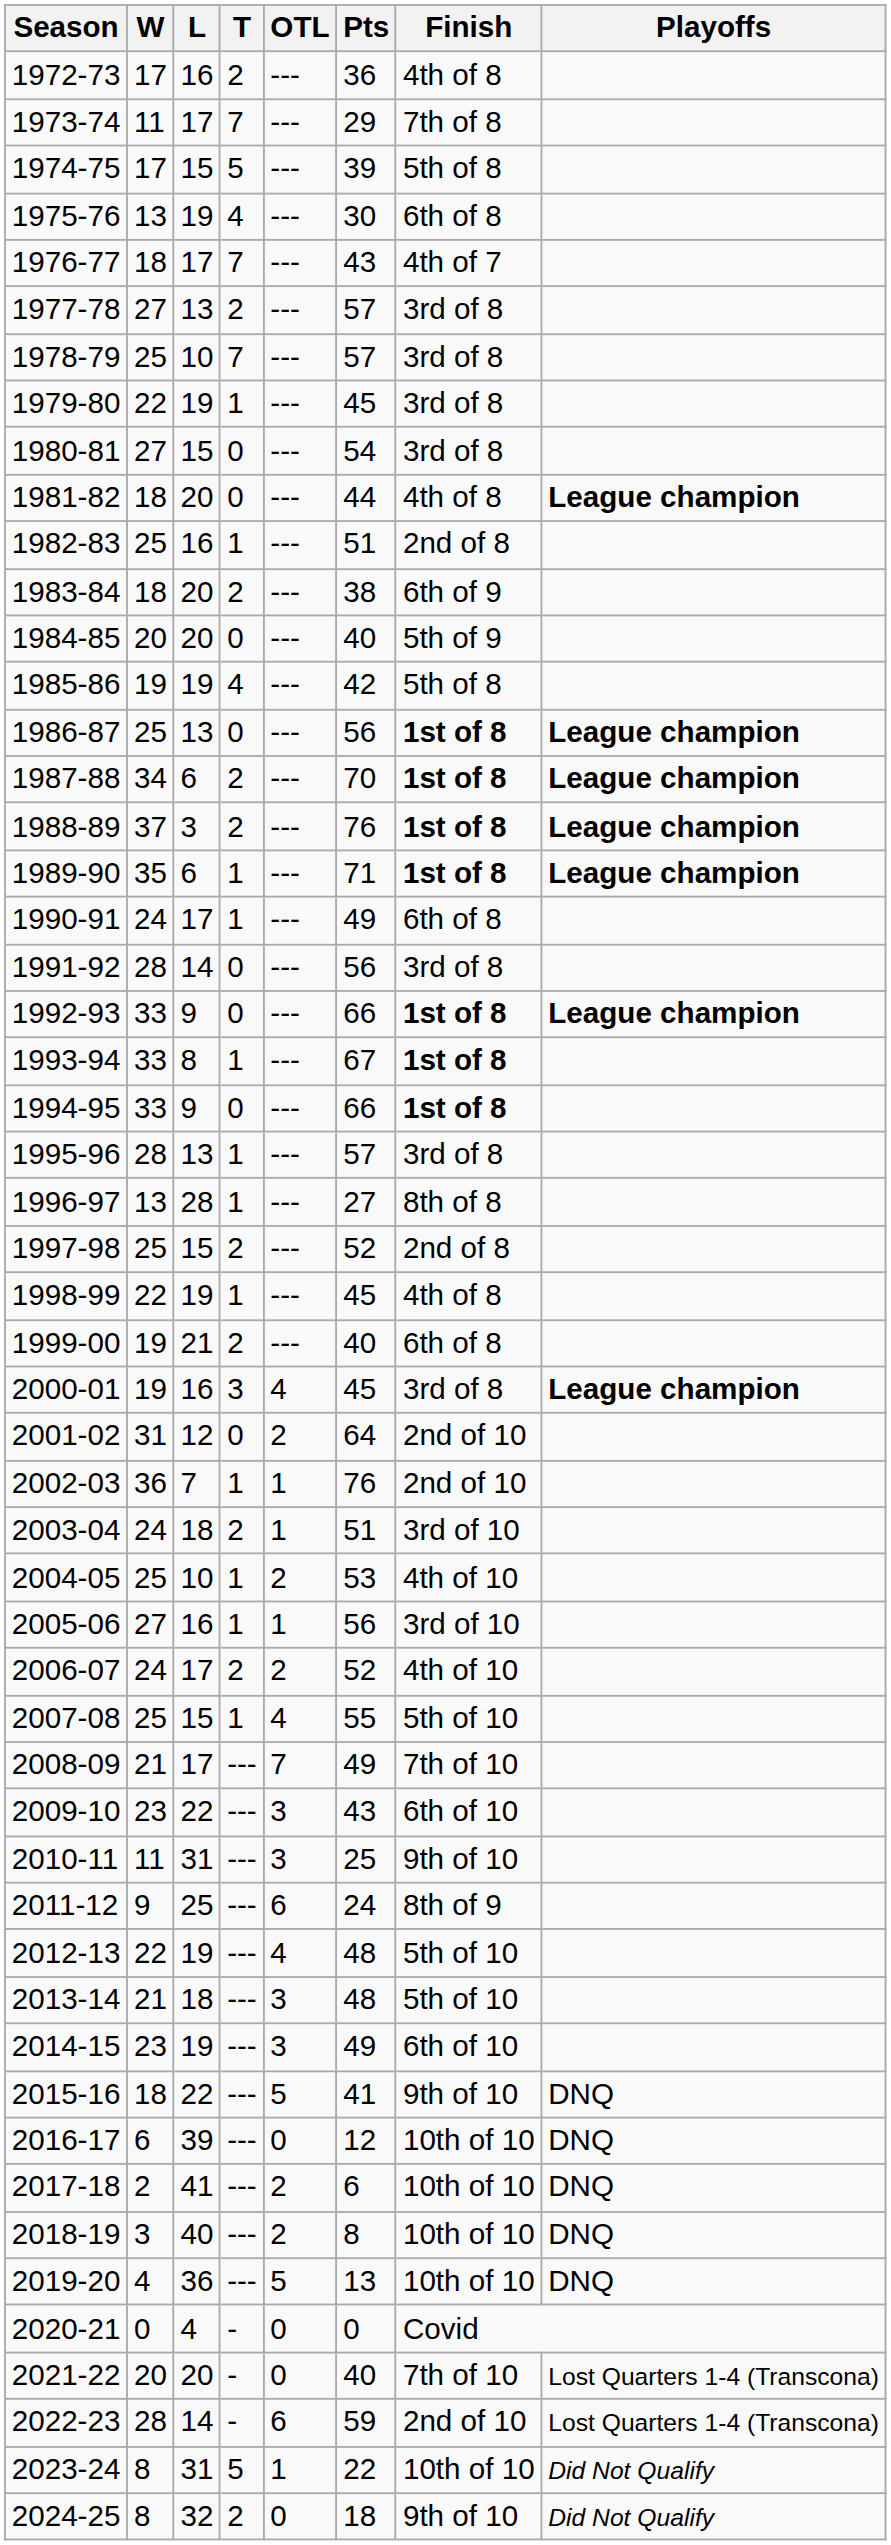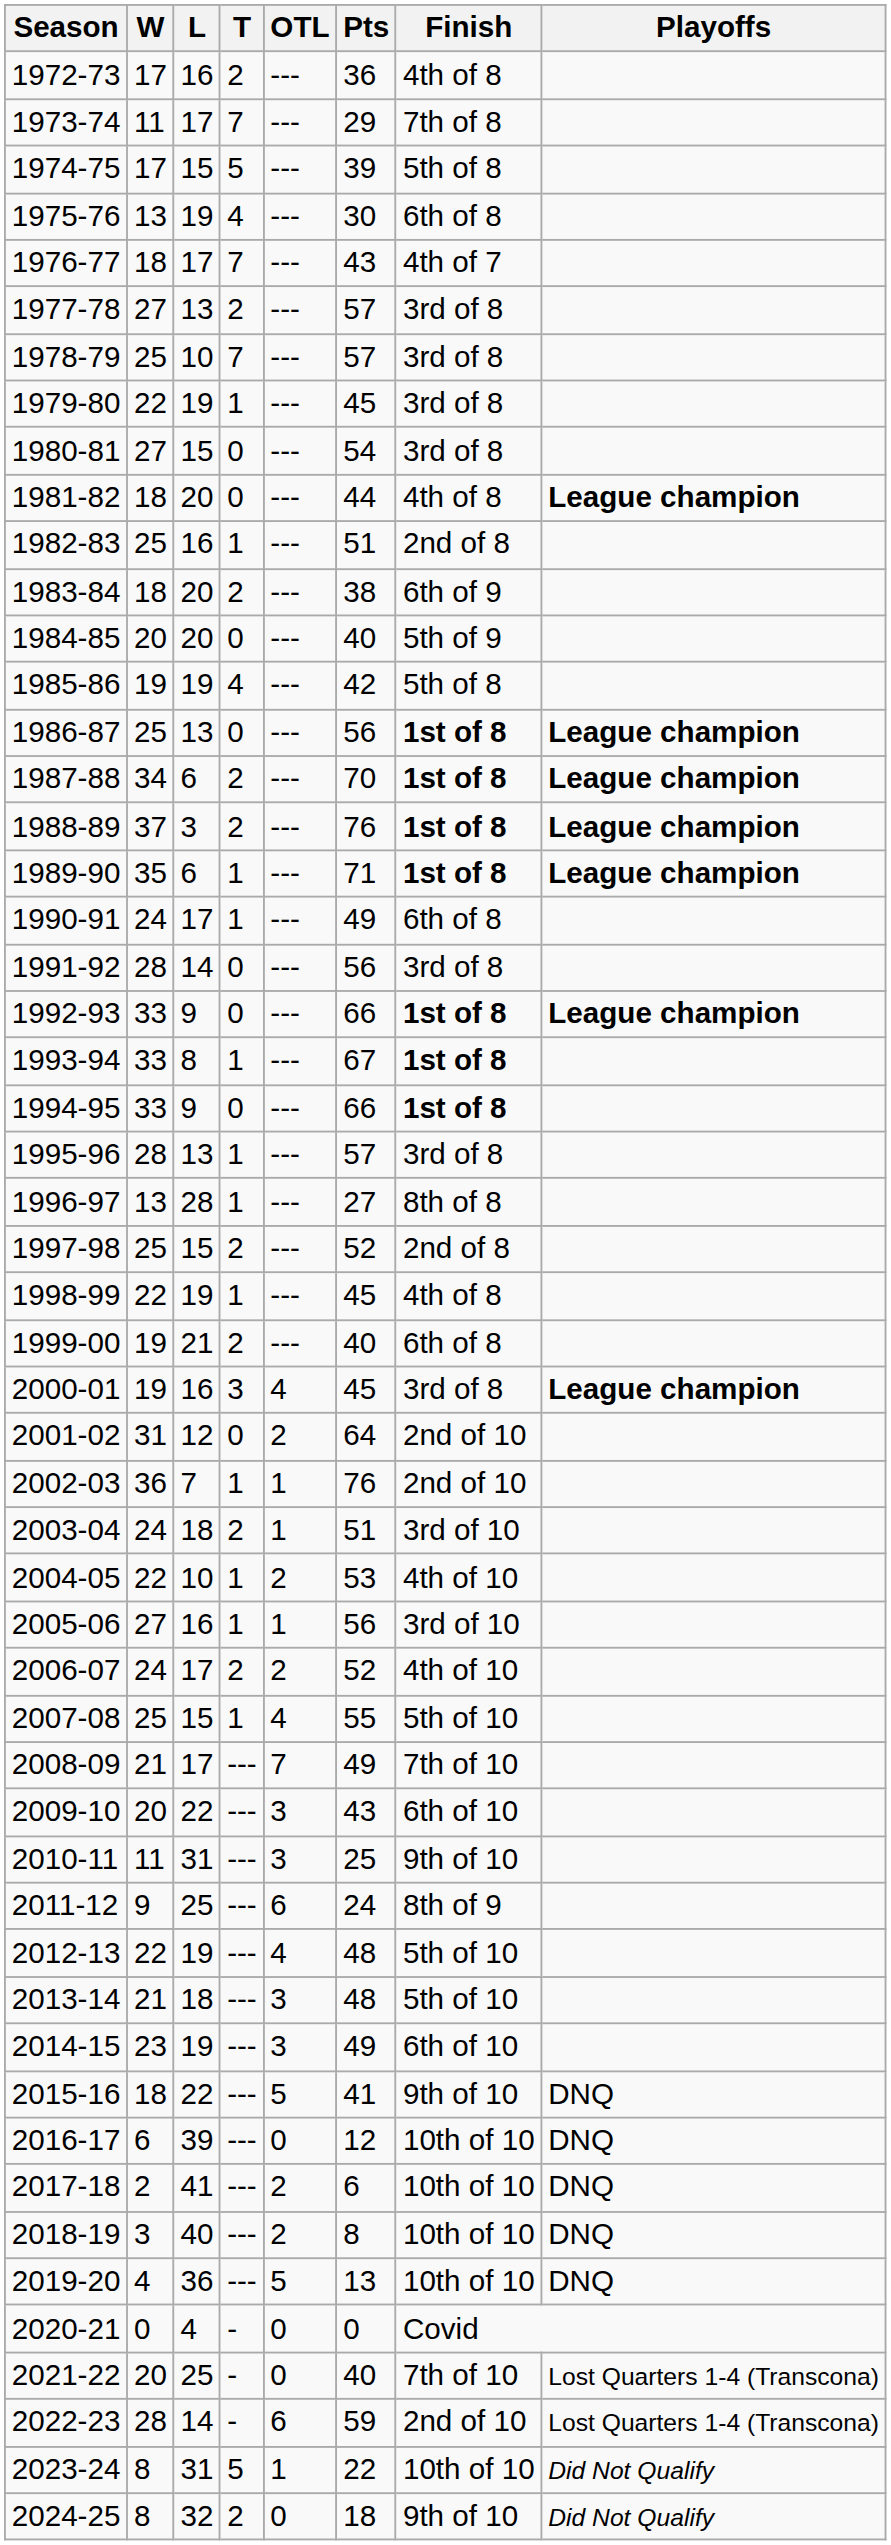(150, 1577) 25 -> (150, 1577) 22
(150, 1811) 23 -> (150, 1811) 20
(197, 2375) 20 -> (197, 2375) 25
